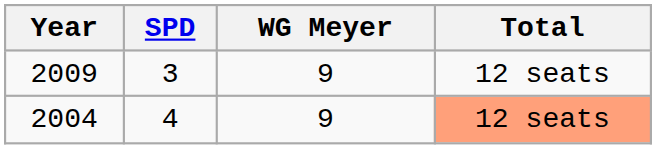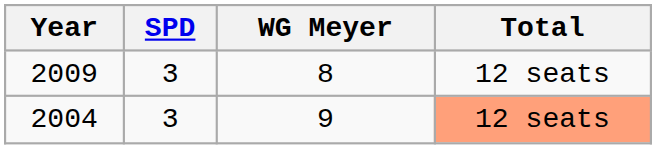(325, 74) 9 -> (325, 74) 8
(170, 119) 4 -> (170, 119) 3
